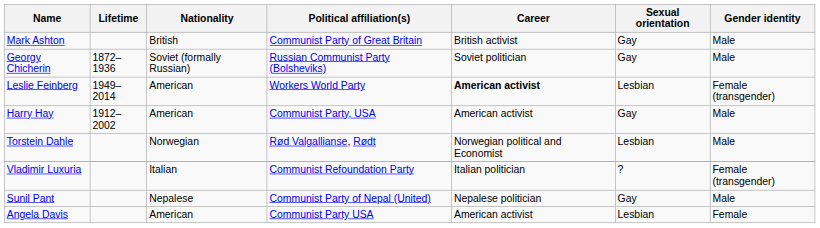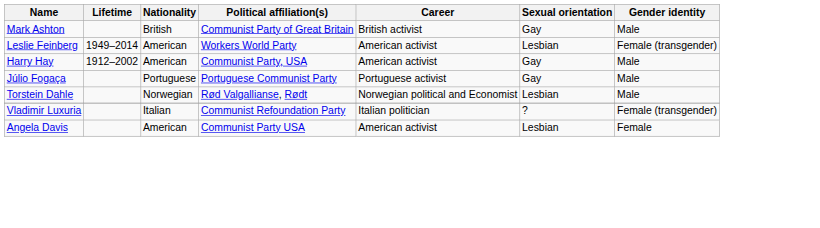- row: (29, 63)
(497, 85) bold -> (398, 45) normal
+ row: (36, 78)
- row: (30, 198)
